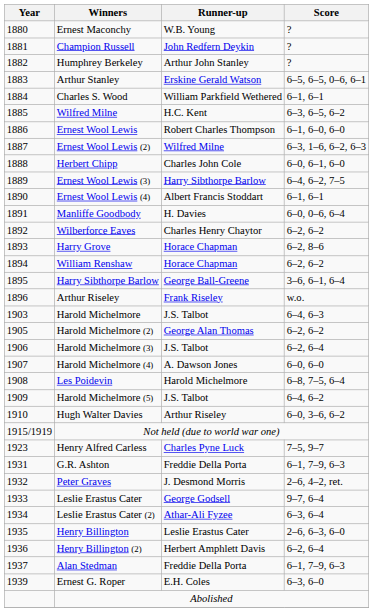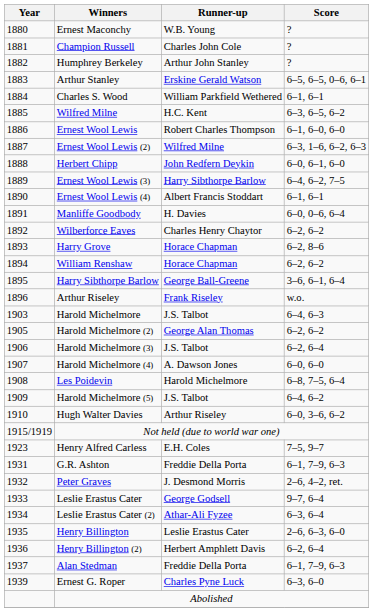(209, 46) John Redfern Deykin -> (202, 46) Charles John Cole
(202, 163) Charles John Cole -> (209, 163) John Redfern Deykin
(204, 448) Charles Pyne Luck -> (187, 448) E.H. Coles
(187, 582) E.H. Coles -> (204, 582) Charles Pyne Luck
